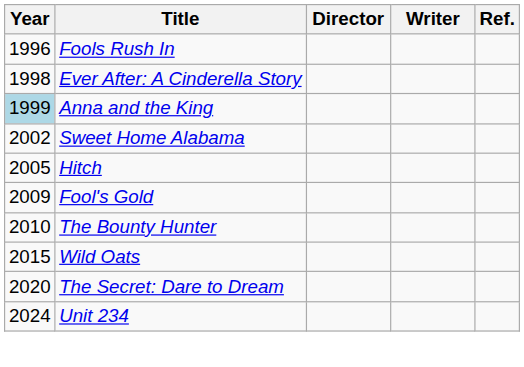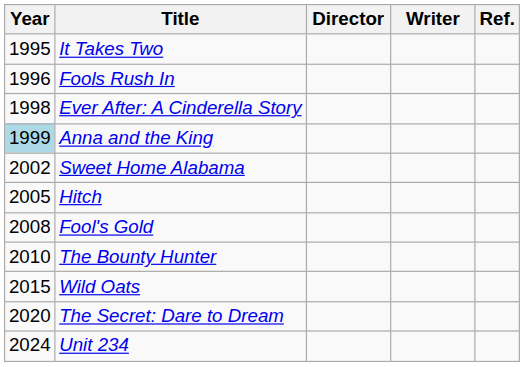+ row: (111, 49)
(30, 197) 2009 -> (30, 227) 2008
